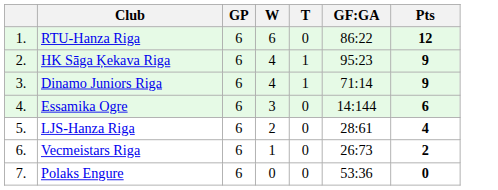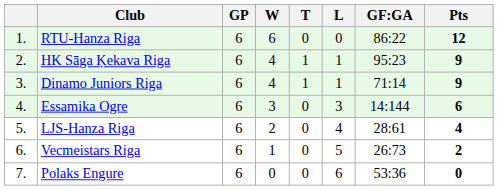+ column: (339, 15)
